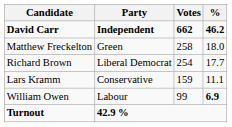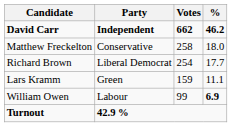(110, 46) Green -> (125, 46) Conservative
(125, 79) Conservative -> (110, 79) Green
